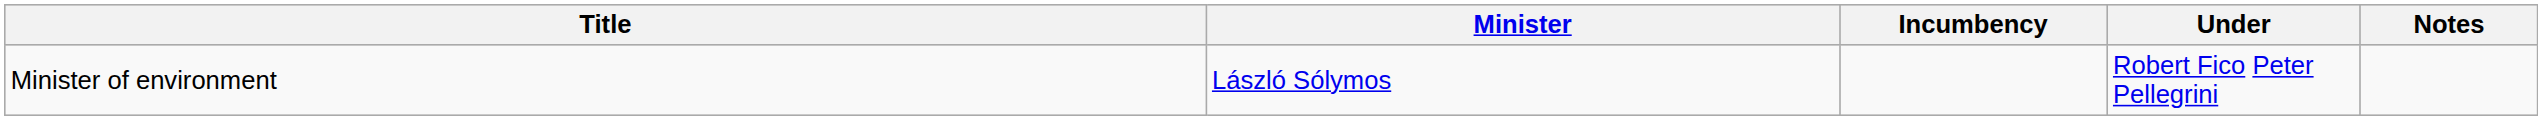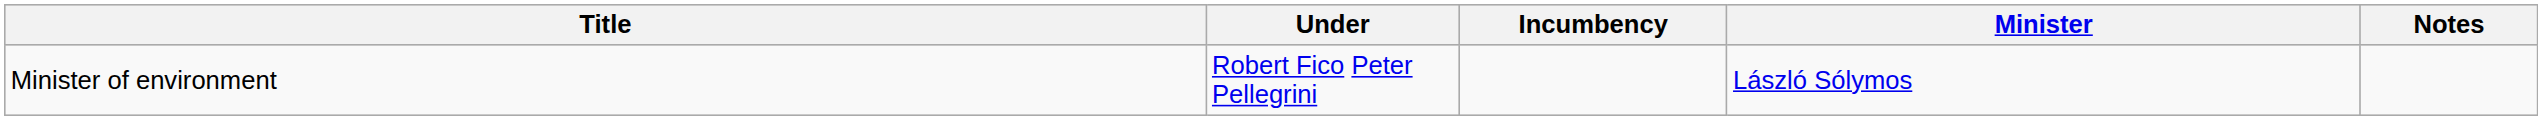columns swapped: (1523, 24) <-> (2234, 24)
